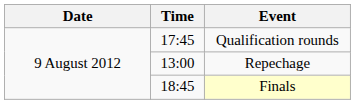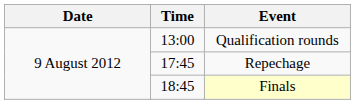(177, 39) 17:45 -> (177, 39) 13:00
(177, 63) 13:00 -> (177, 63) 17:45
